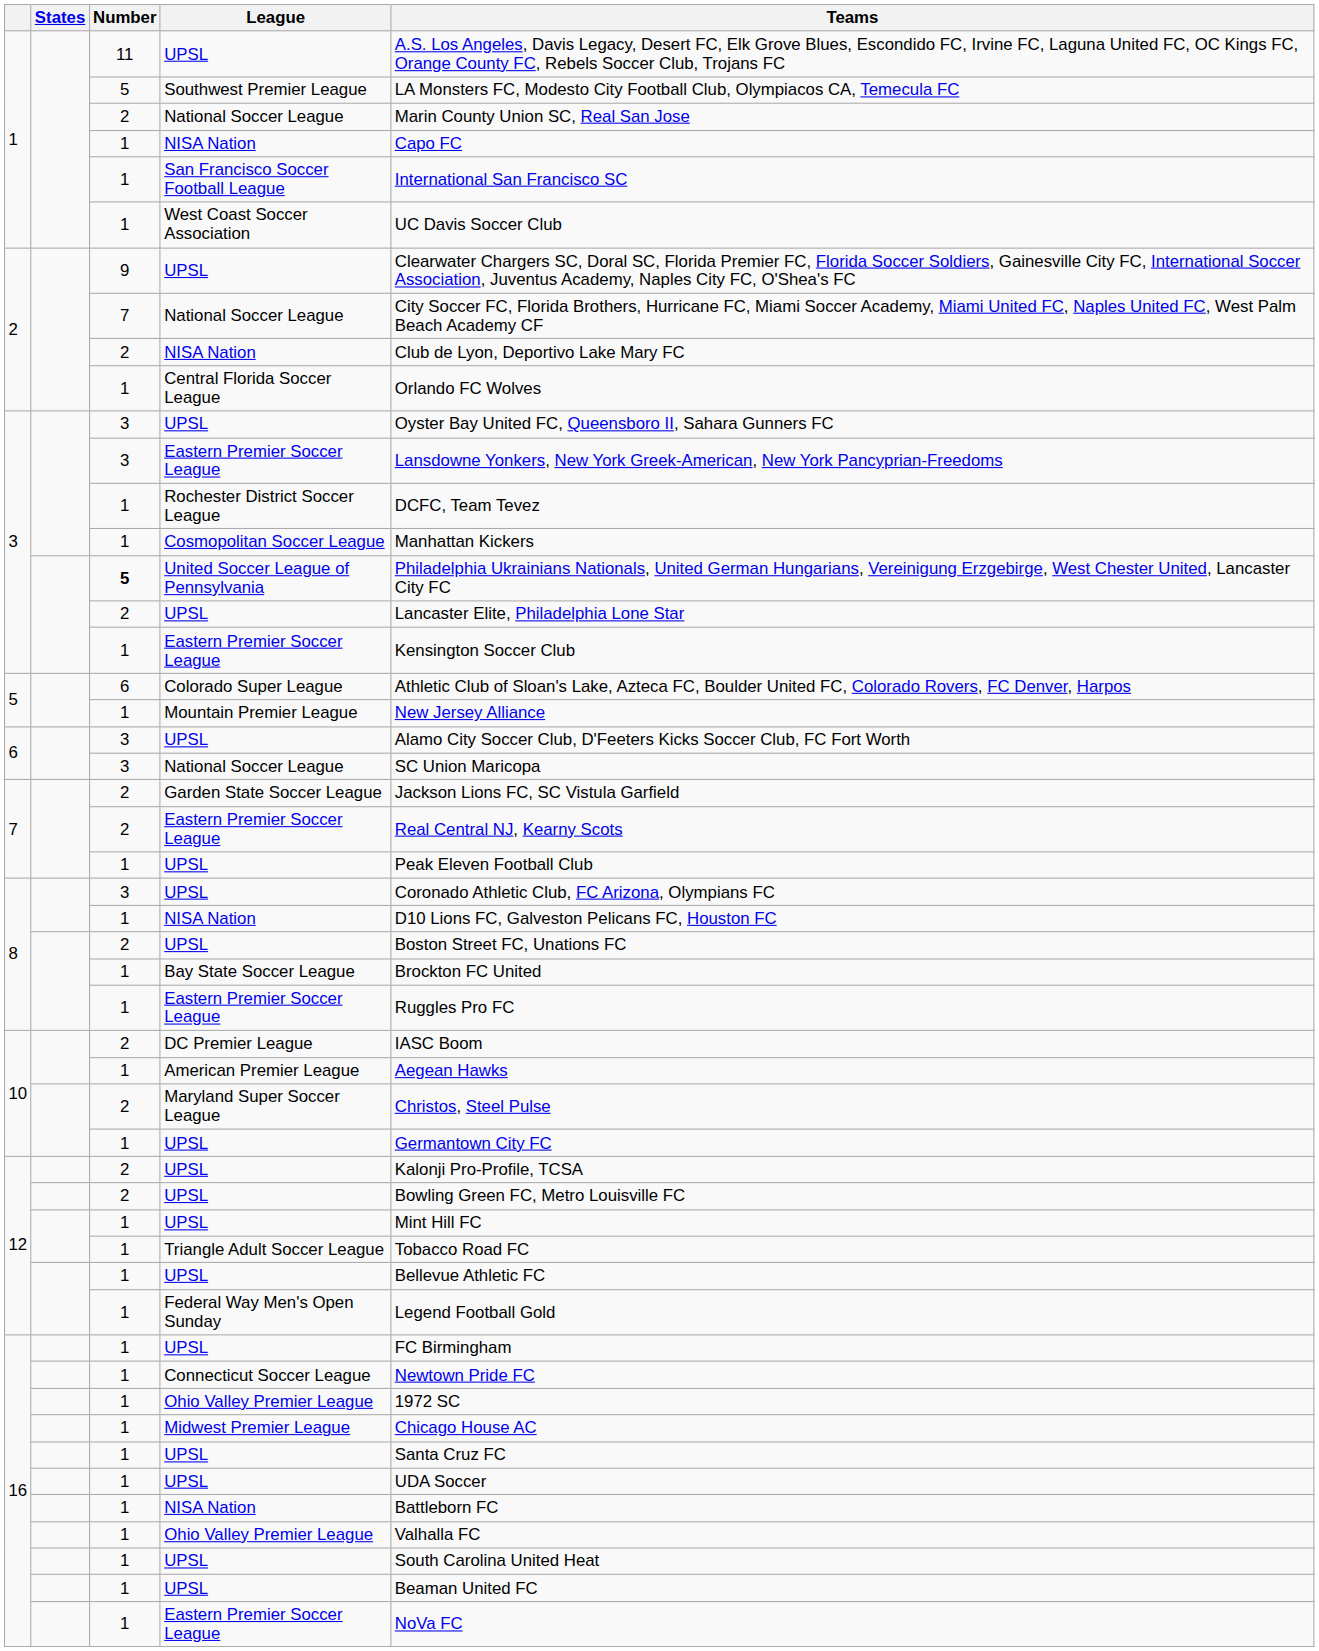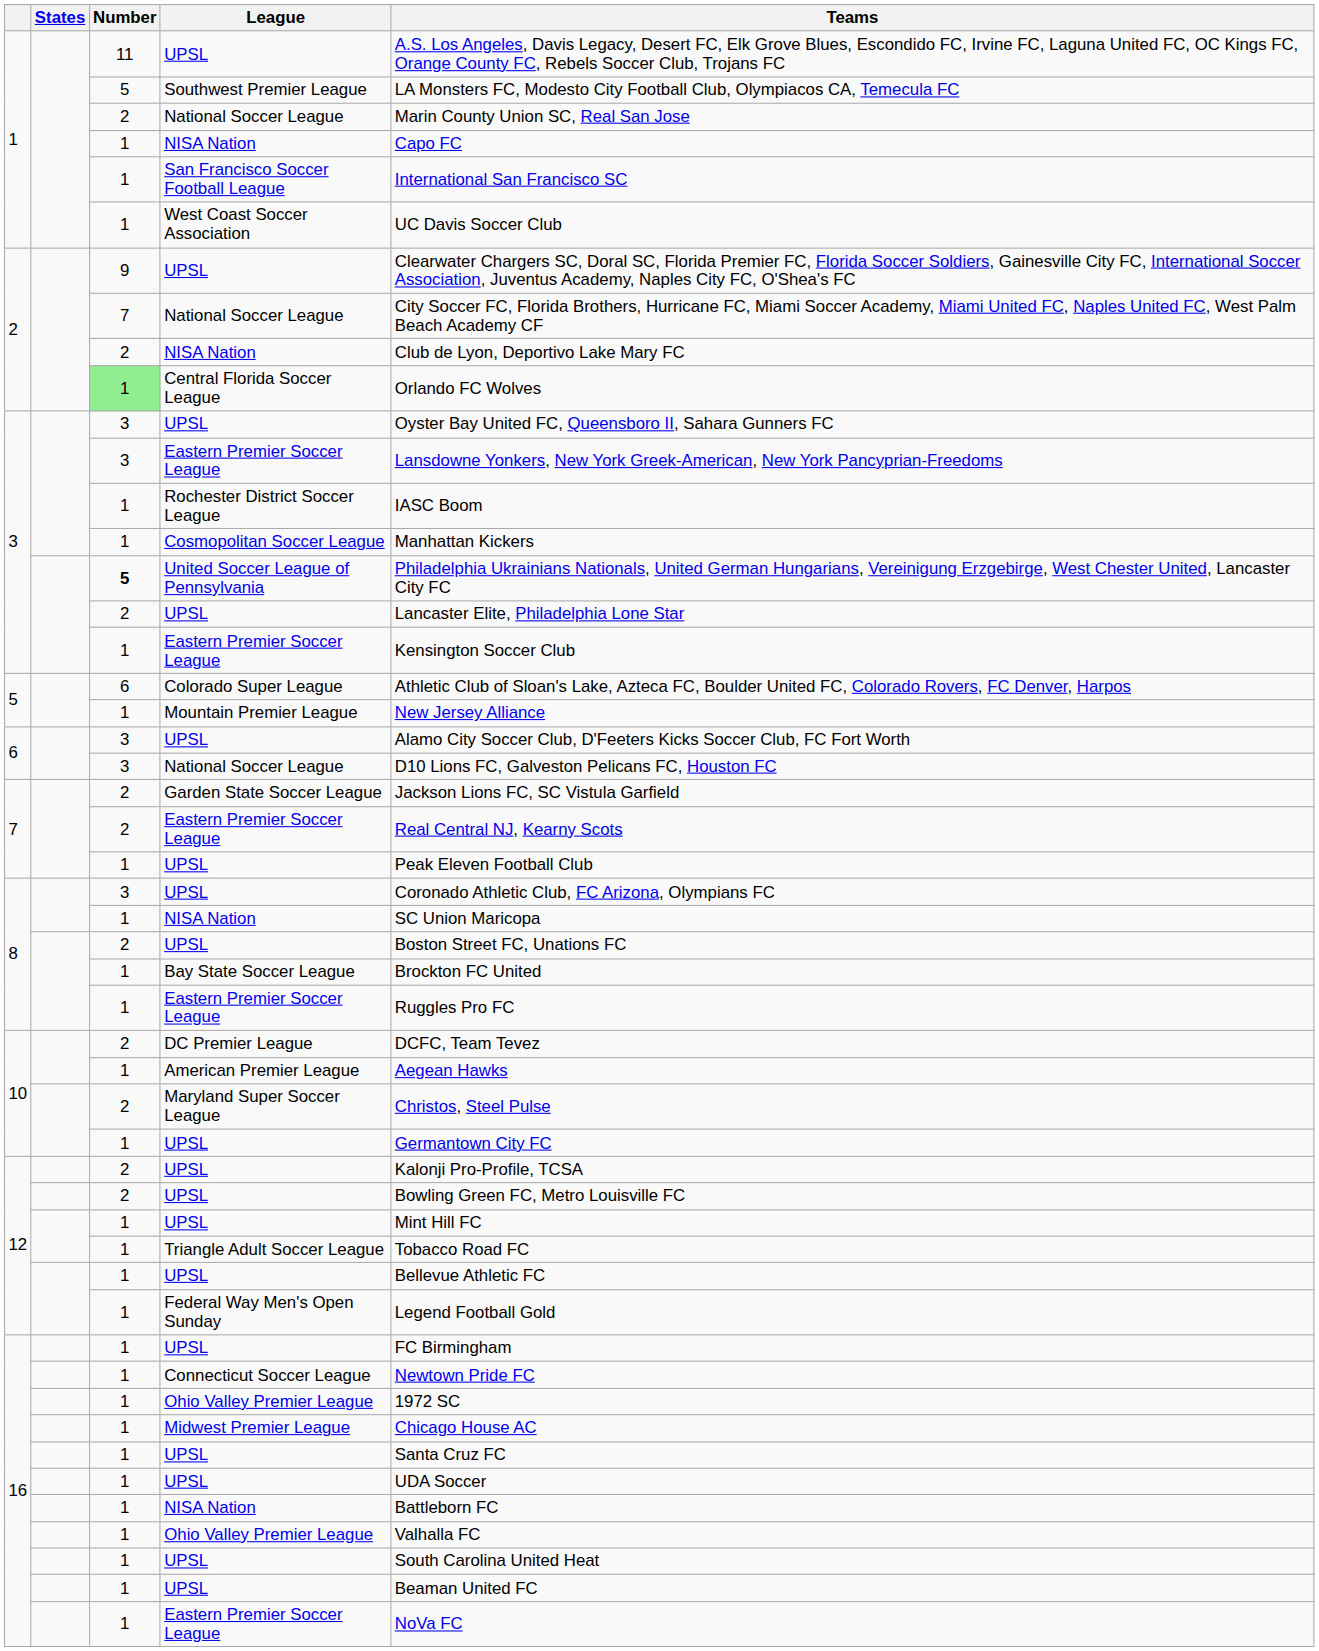(125, 388) no background -> (125, 388) lightgreen background
(467, 505) DCFC, Team Tevez -> (439, 505) IASC Boom
(468, 766) SC Union Maricopa -> (586, 766) D10 Lions FC, Galveston Pelicans FC, Houston FC
(586, 918) D10 Lions FC, Galveston Pelicans FC, Houston FC -> (468, 918) SC Union Maricopa
(439, 1043) IASC Boom -> (467, 1043) DCFC, Team Tevez
